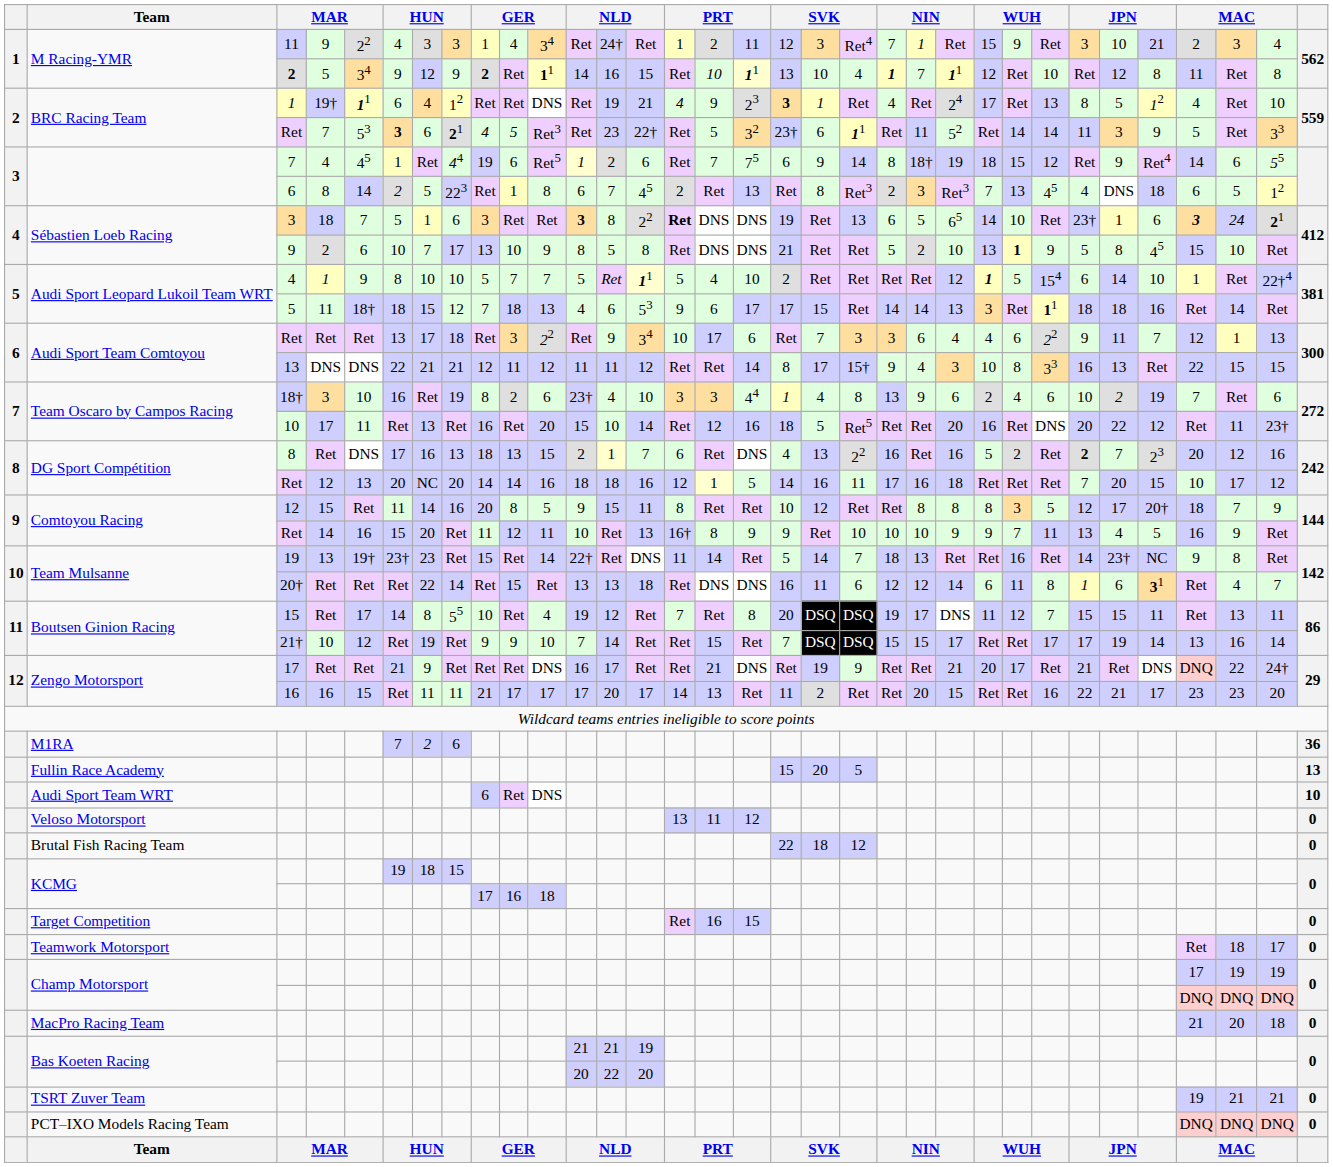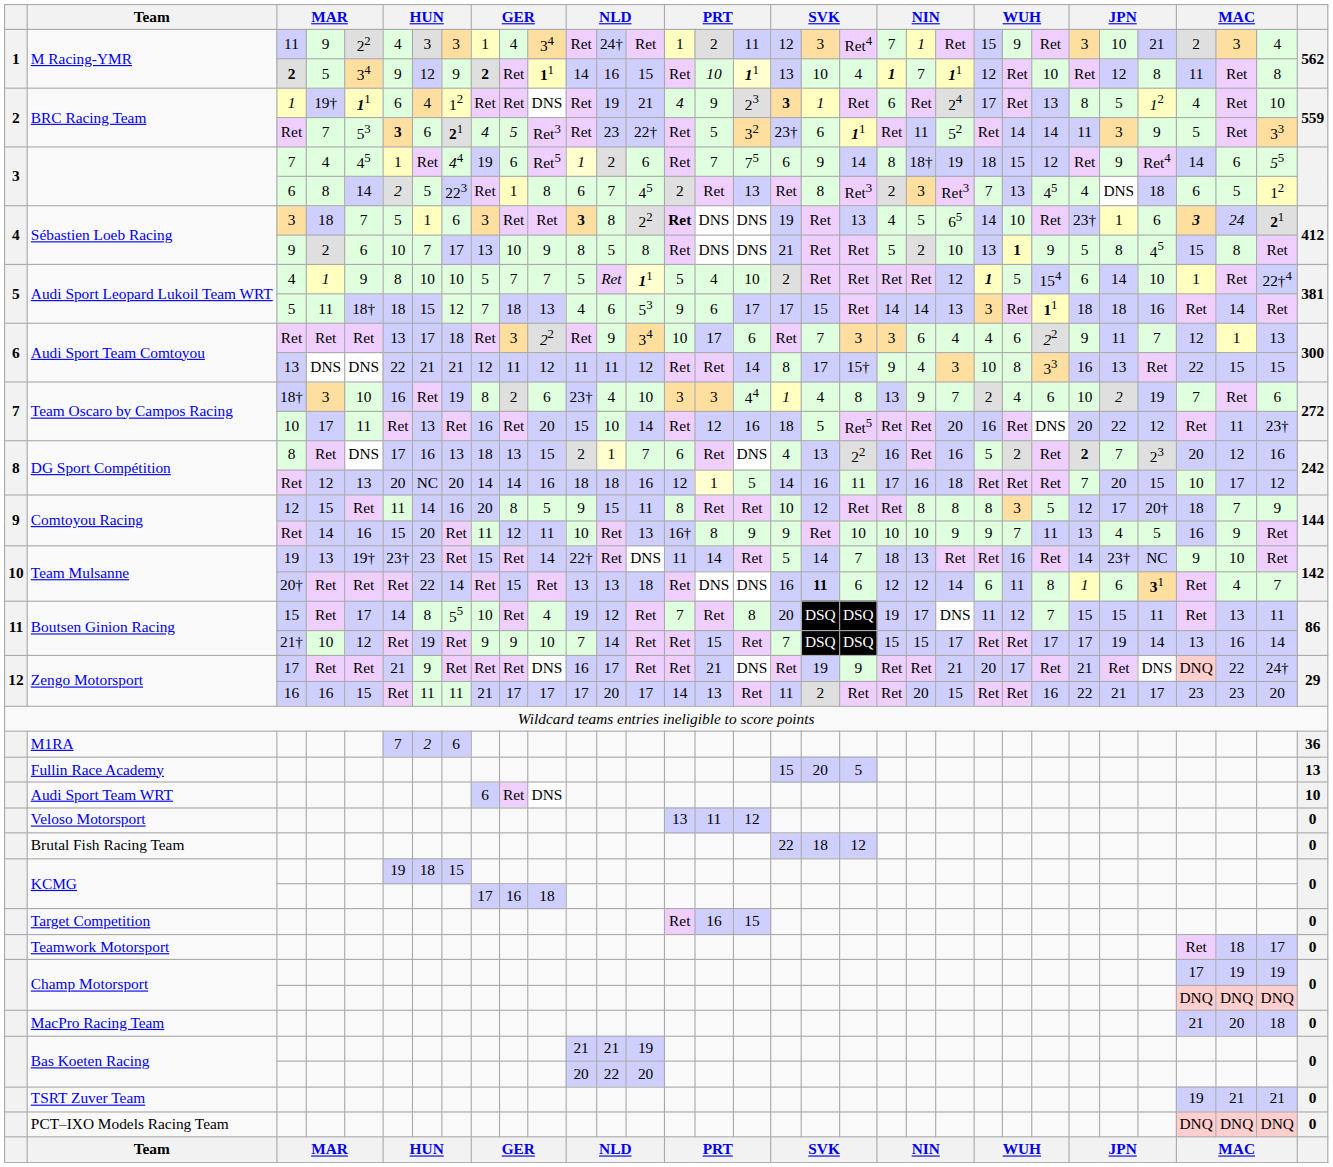(892, 102) 4 -> (892, 102) 6
(892, 220) 6 -> (892, 220) 4
(1237, 249) 10 -> (1237, 249) 8
(955, 396) 6 -> (955, 396) 7
(1237, 558) 8 -> (1237, 558) 10
(820, 585) normal -> (820, 585) bold
